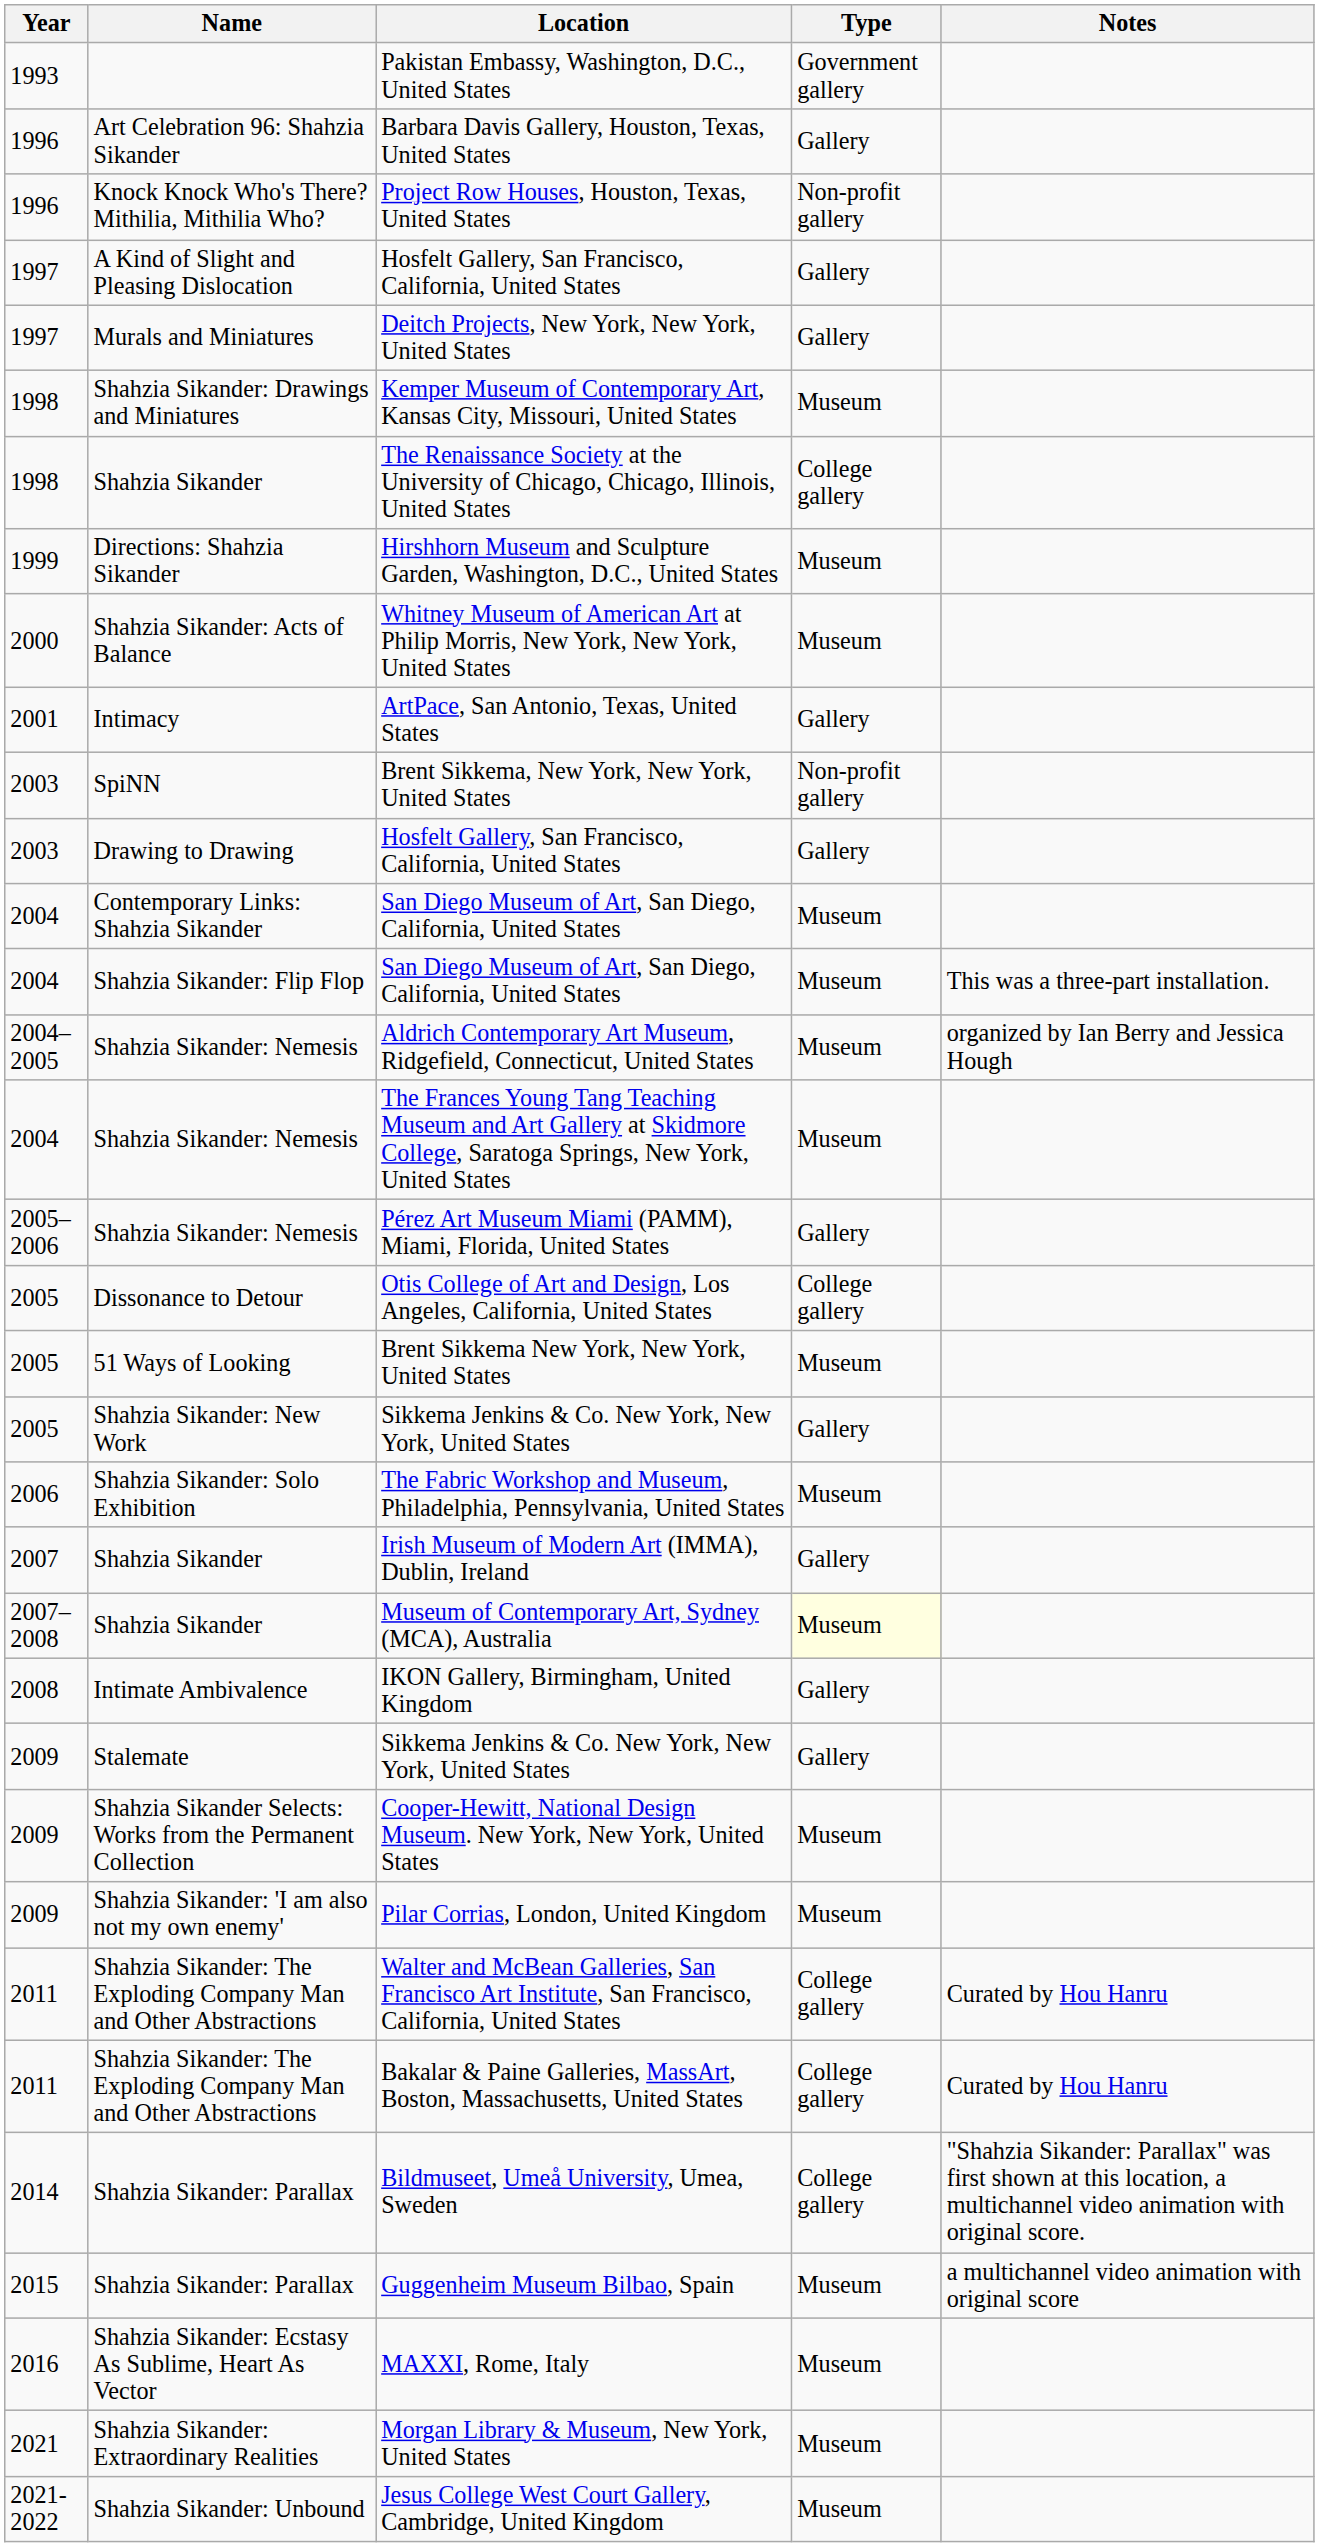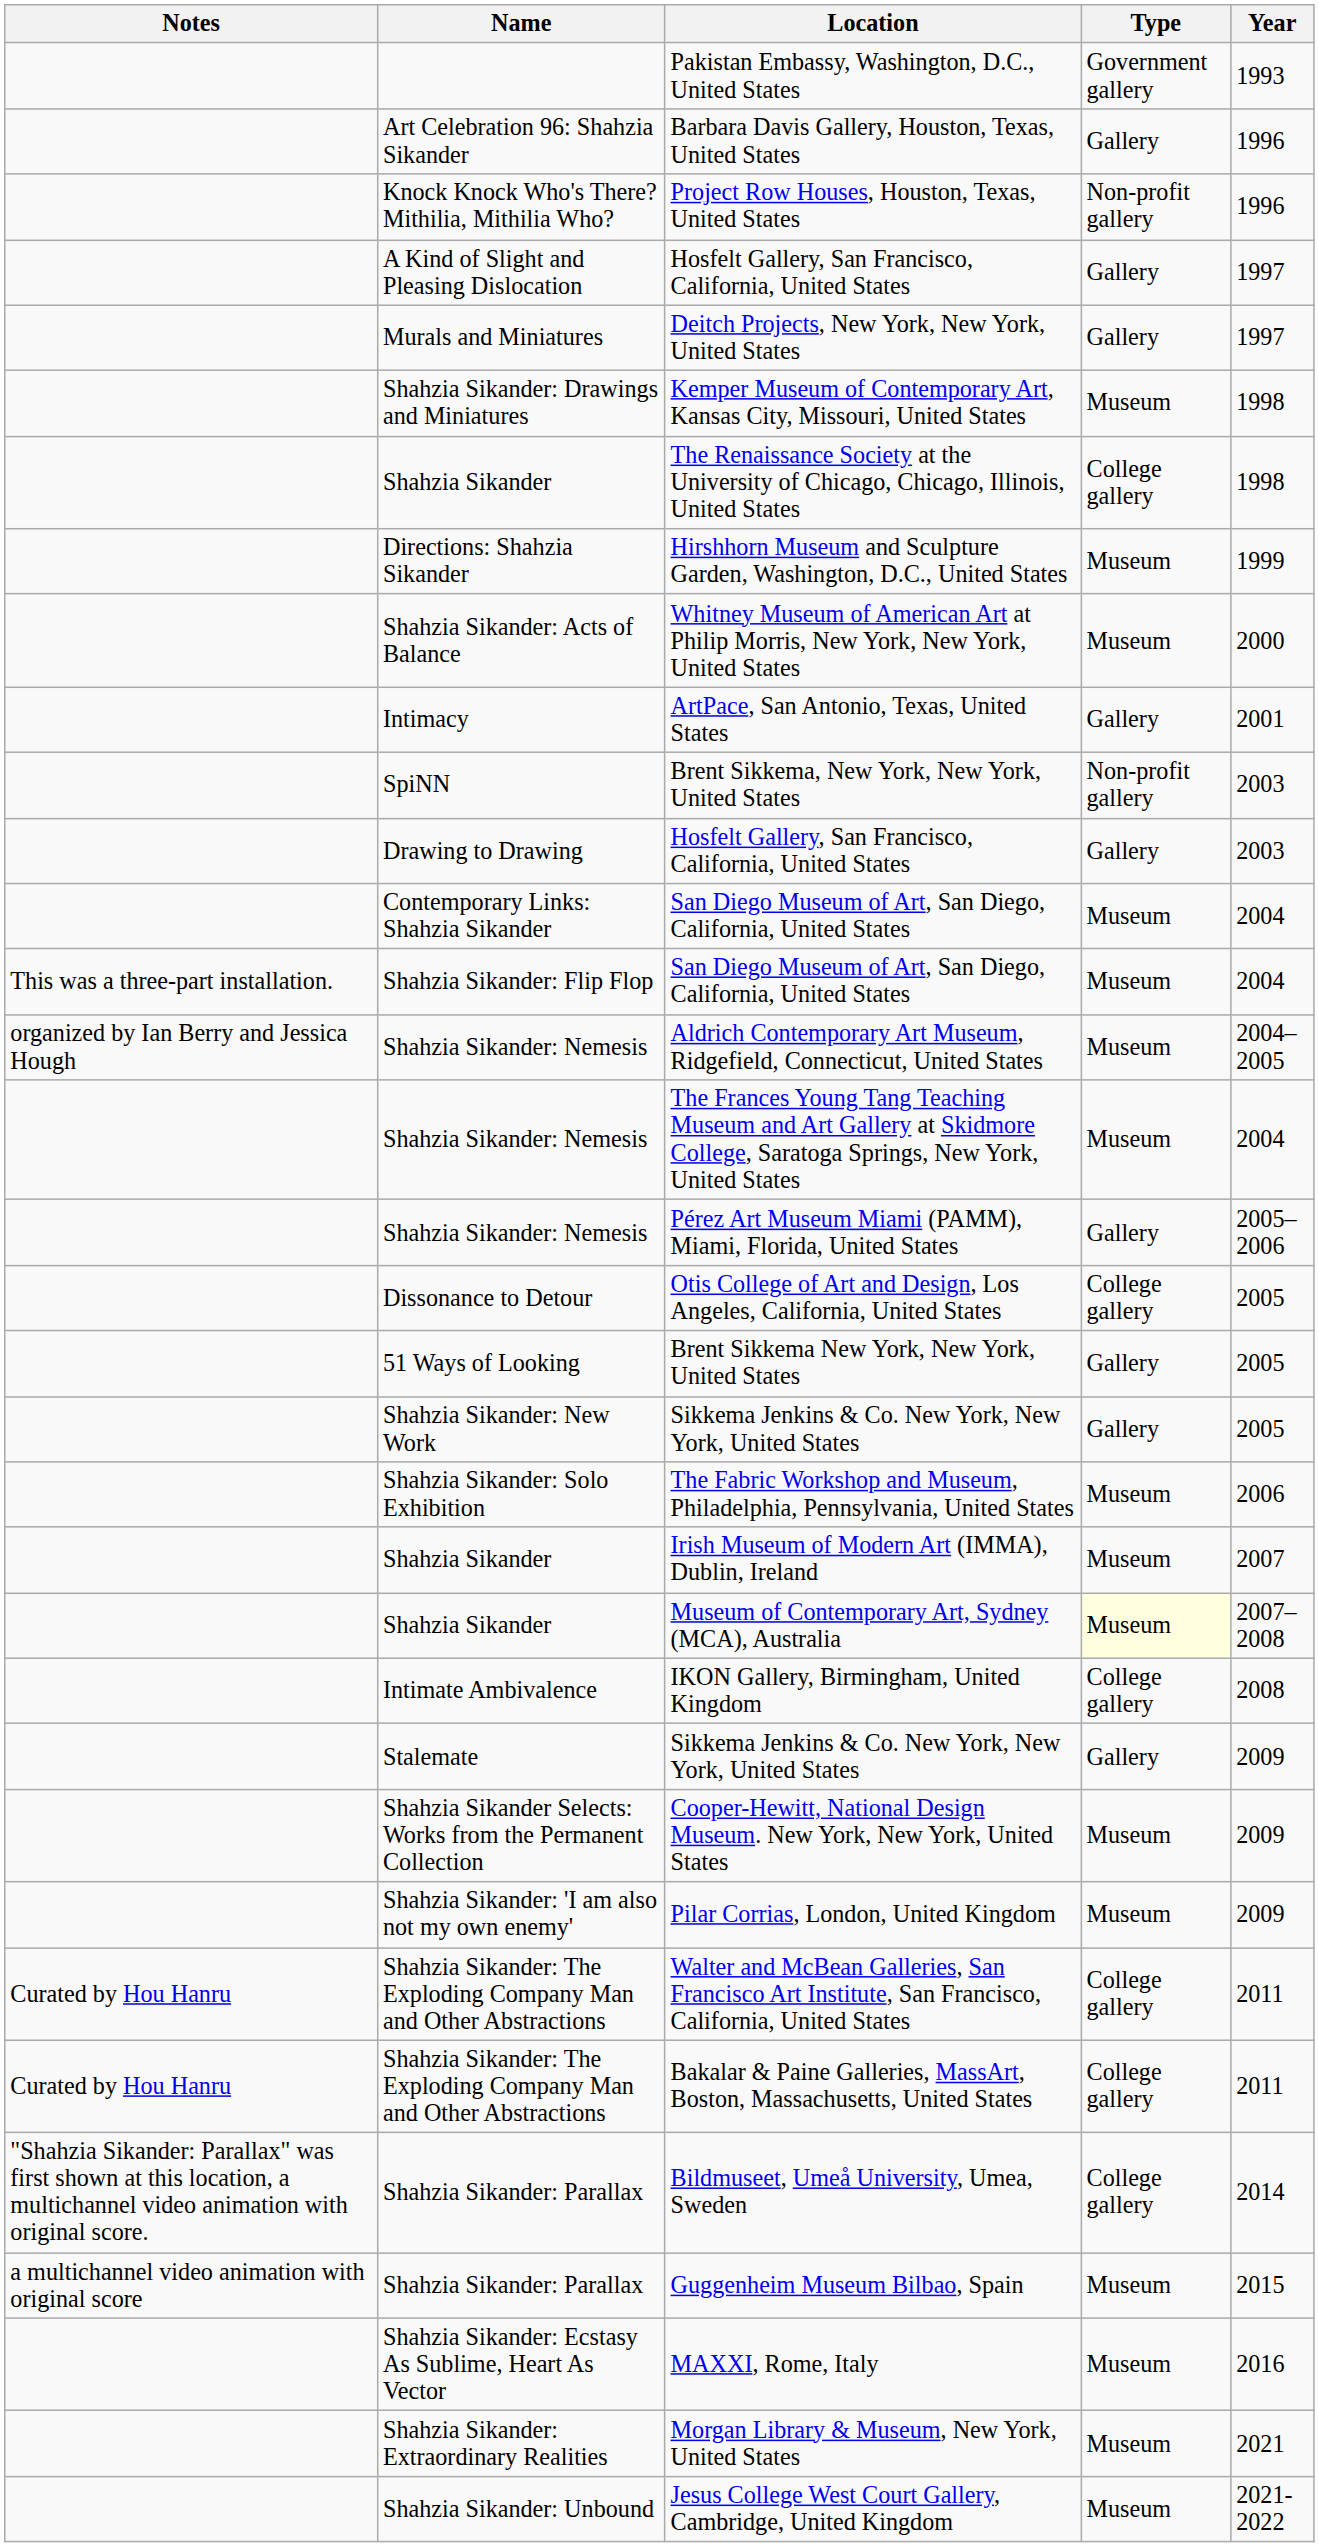columns swapped: (46, 23) <-> (1128, 23)
(839, 1363) Museum -> (1123, 1363) Gallery
(833, 1559) Gallery -> (1129, 1559) Museum
(833, 1690) Gallery -> (1124, 1690) College gallery
